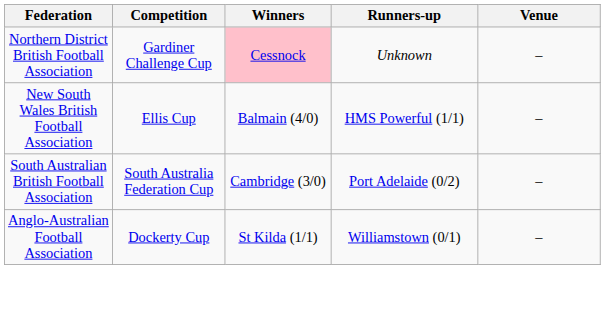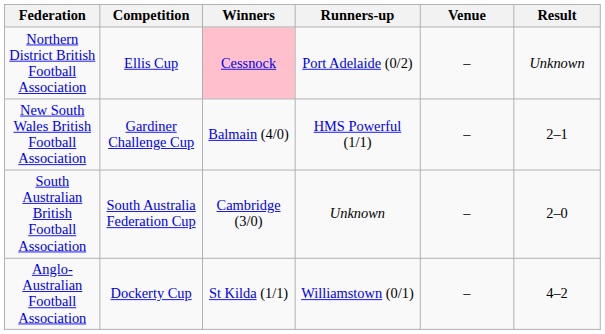+ column: (557, 15)
(169, 54) Gardiner Challenge Cup -> (151, 63) Ellis Cup
(404, 54) Unknown -> (357, 63) Port Adelaide (0/2)
(169, 118) Ellis Cup -> (151, 134) Gardiner Challenge Cup
(404, 181) Port Adelaide (0/2) -> (357, 214) Unknown
